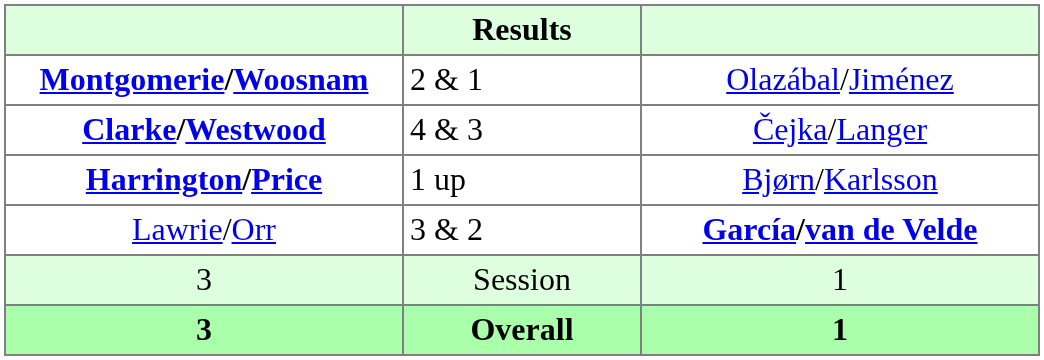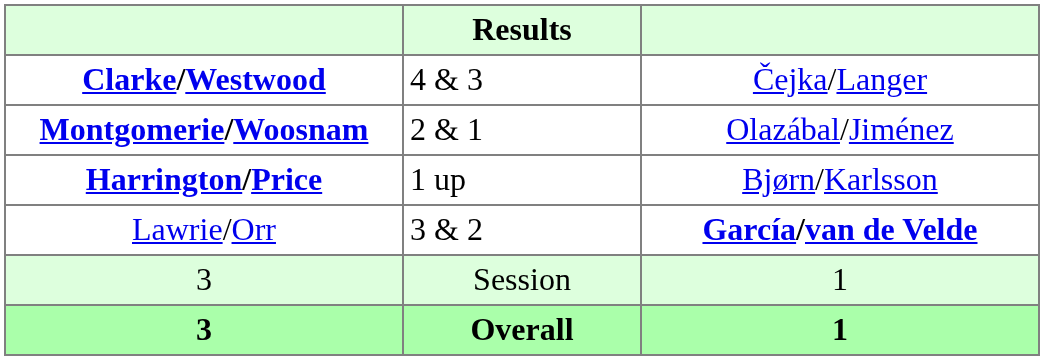rows swapped: (204, 79) <-> (204, 129)
